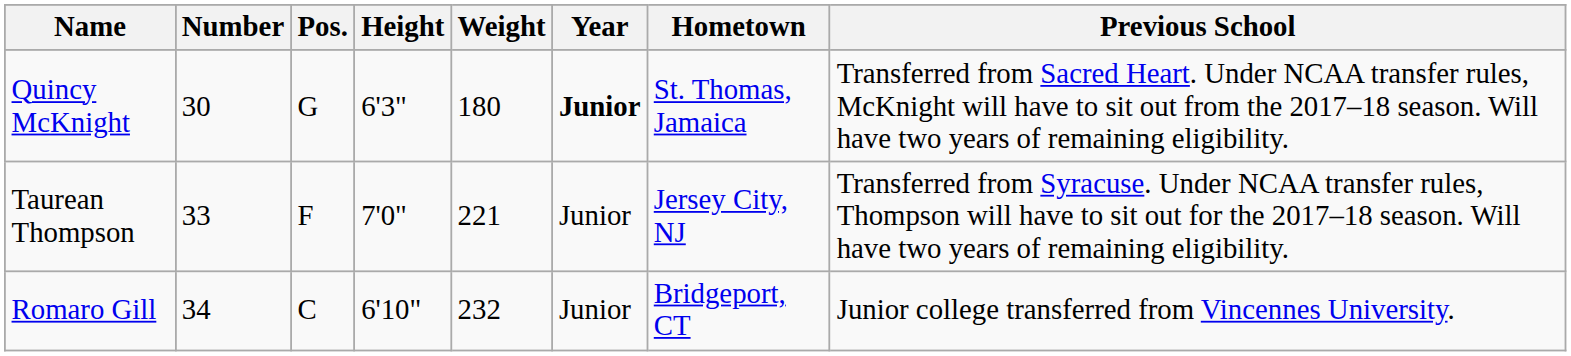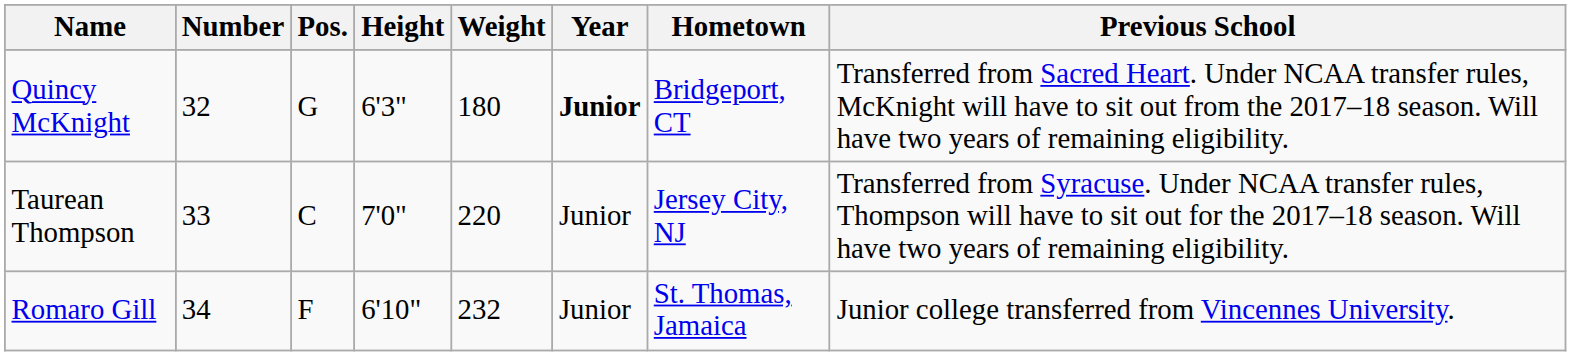(196, 105) 30 -> (196, 105) 32
(723, 105) St. Thomas, Jamaica -> (720, 105) Bridgeport, CT
(305, 215) F -> (307, 215) C
(479, 215) 221 -> (479, 215) 220
(307, 310) C -> (305, 310) F
(720, 310) Bridgeport, CT -> (723, 310) St. Thomas, Jamaica
